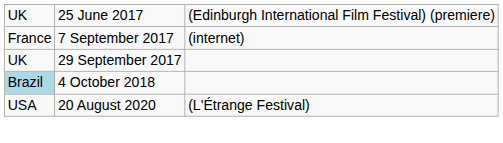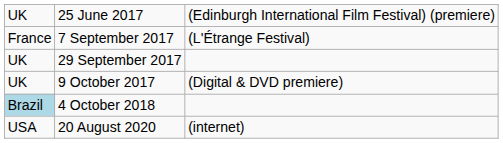(216, 37) (internet) -> (249, 37) (L'Étrange Festival)
+ row: (107, 82)
(249, 104) (L'Étrange Festival) -> (216, 127) (internet)
